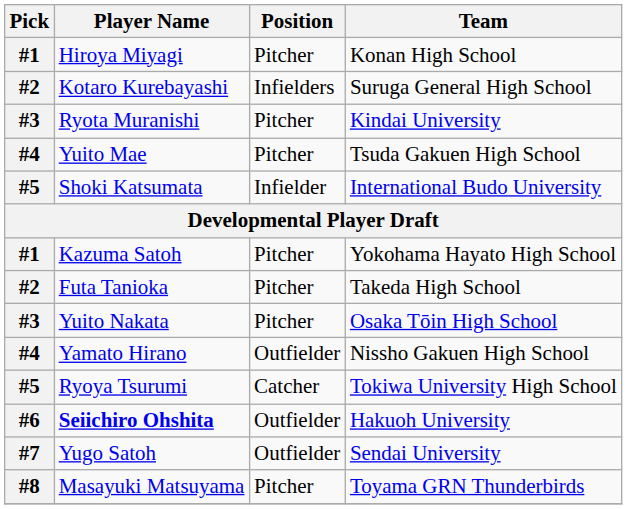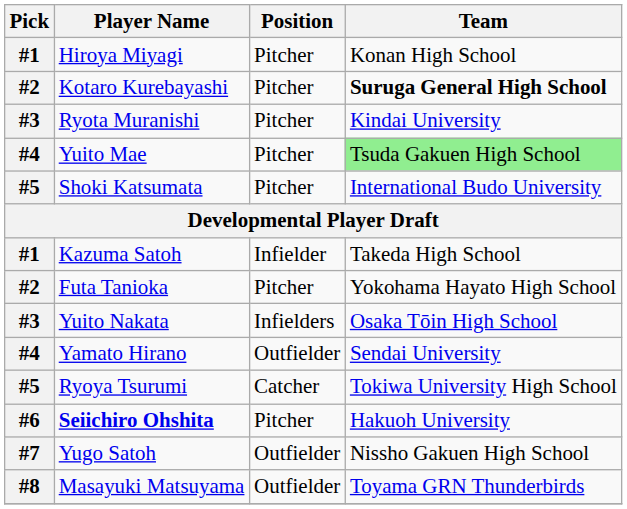(294, 87) Infielders -> (284, 87) Pitcher
(471, 87) normal -> (478, 87) bold
(465, 154) no background -> (465, 154) lightgreen background
(290, 187) Infielder -> (284, 187) Pitcher
(284, 253) Pitcher -> (290, 253) Infielder
(483, 253) Yokohama Hayato High School -> (435, 253) Takeda High School
(435, 287) Takeda High School -> (483, 287) Yokohama Hayato High School
(284, 320) Pitcher -> (294, 320) Infielders
(470, 353) Nissho Gakuen High School -> (425, 353) Sendai University
(297, 420) Outfielder -> (284, 420) Pitcher
(425, 453) Sendai University -> (470, 453) Nissho Gakuen High School
(284, 486) Pitcher -> (297, 486) Outfielder
